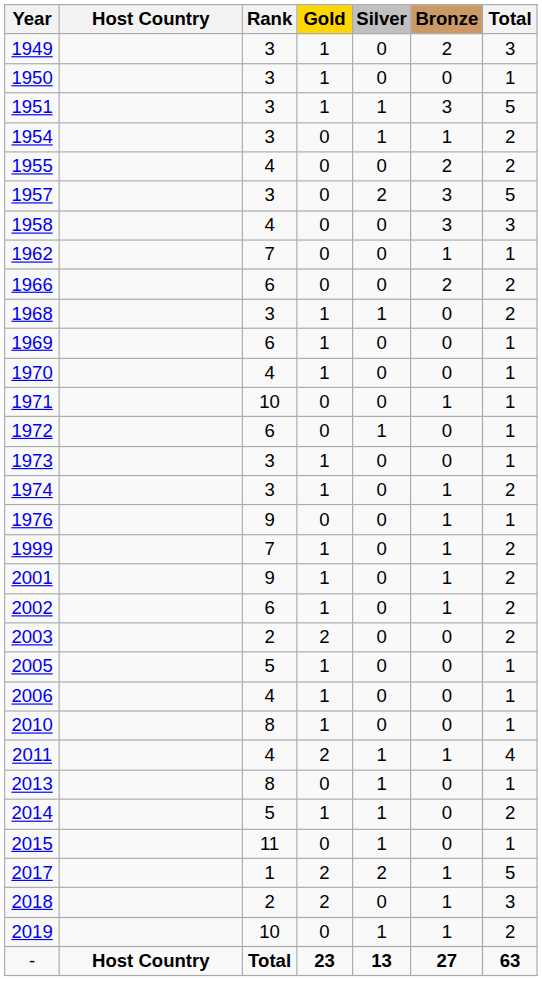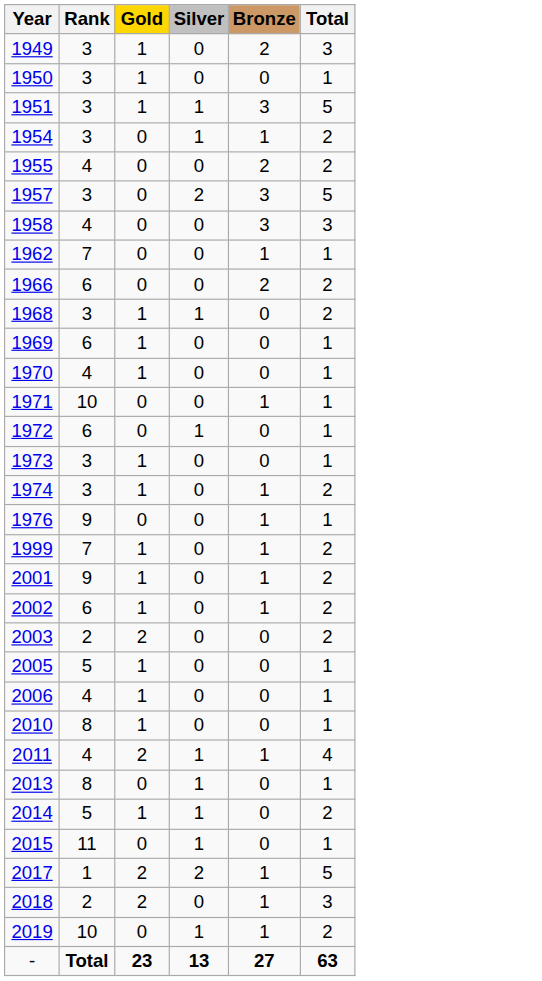- column: (151, 19)
